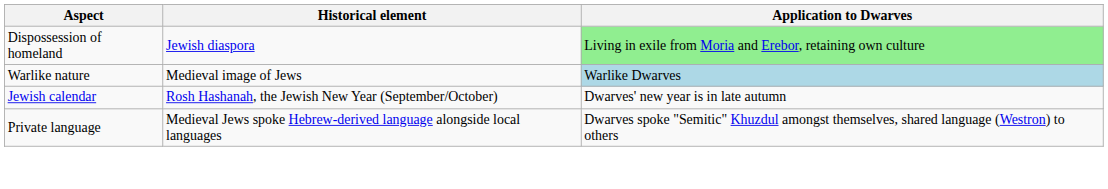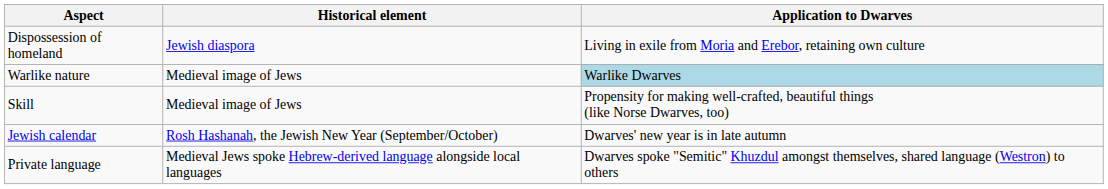(754, 45) lightgreen background -> (754, 45) no background
+ row: (21, 105)
